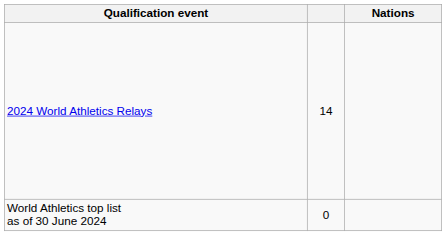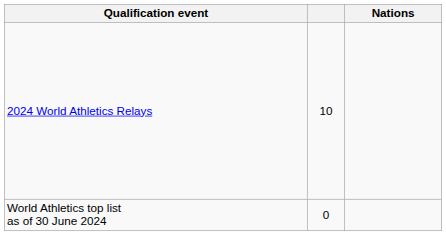(326, 111) 14 -> (326, 111) 10
